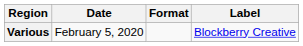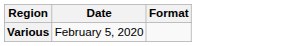- column: (245, 13)
